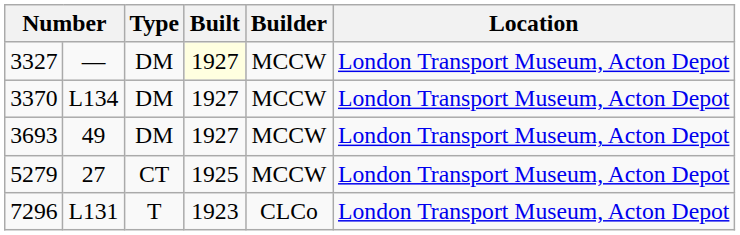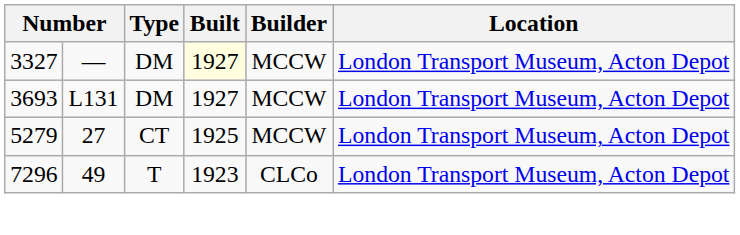- row: (34, 98)
(93, 135) 49 -> (93, 98) L131
(93, 211) L131 -> (93, 173) 49
